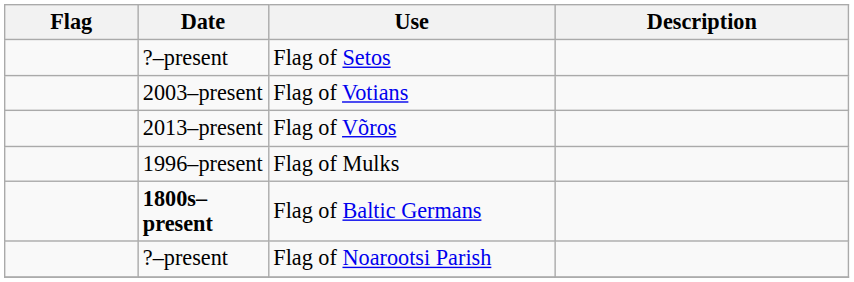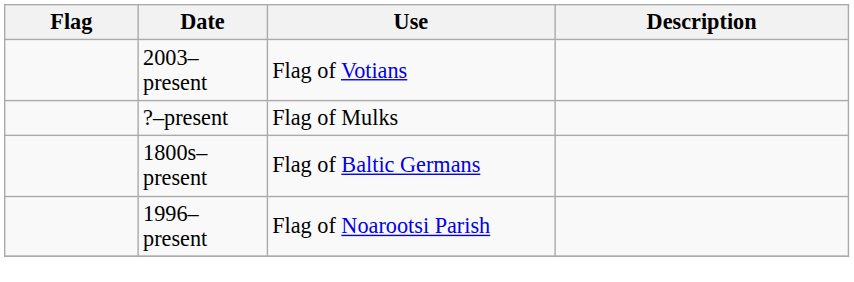- row: (332, 57)
- row: (335, 127)
(203, 163) 1996–present -> (186, 117) ?–present
(178, 211) bold -> (175, 165) normal
(185, 258) ?–present -> (175, 225) 1996–present
